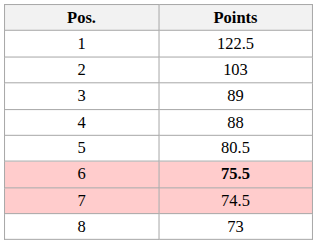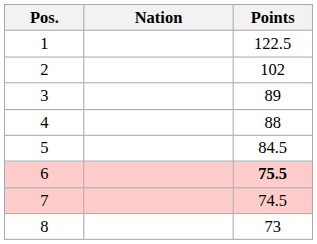+ column: (158, 17)
(235, 69) 103 -> (273, 69) 102
(235, 148) 80.5 -> (273, 148) 84.5
